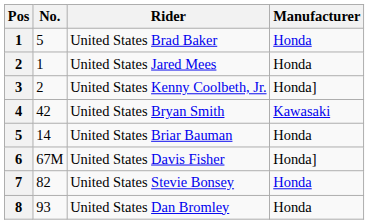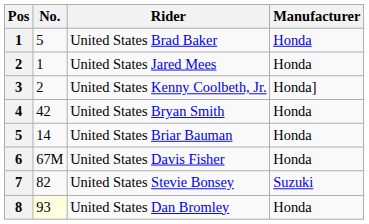(302, 111) Kawasaki -> (292, 111) Honda
(295, 159) Honda] -> (292, 159) Honda
(292, 183) Honda -> (293, 183) Suzuki
(43, 207) no background -> (43, 207) lightyellow background
